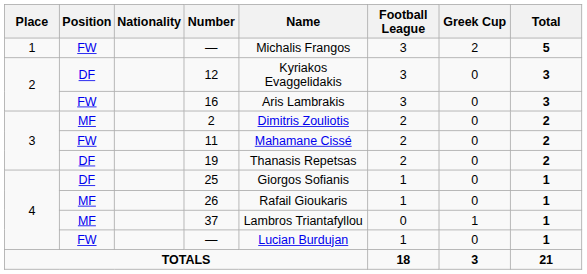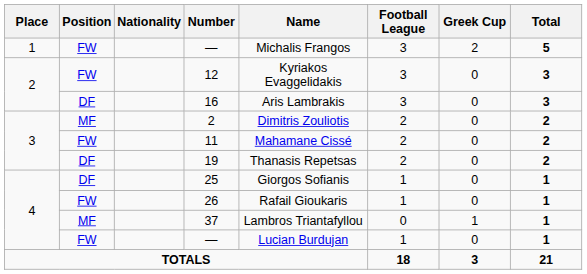(87, 75) DF -> (87, 75) FW
(87, 102) FW -> (87, 102) DF
(87, 200) MF -> (87, 200) FW
